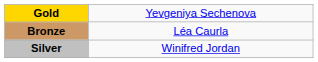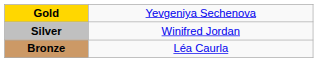rows swapped: (46, 48) <-> (46, 31)
